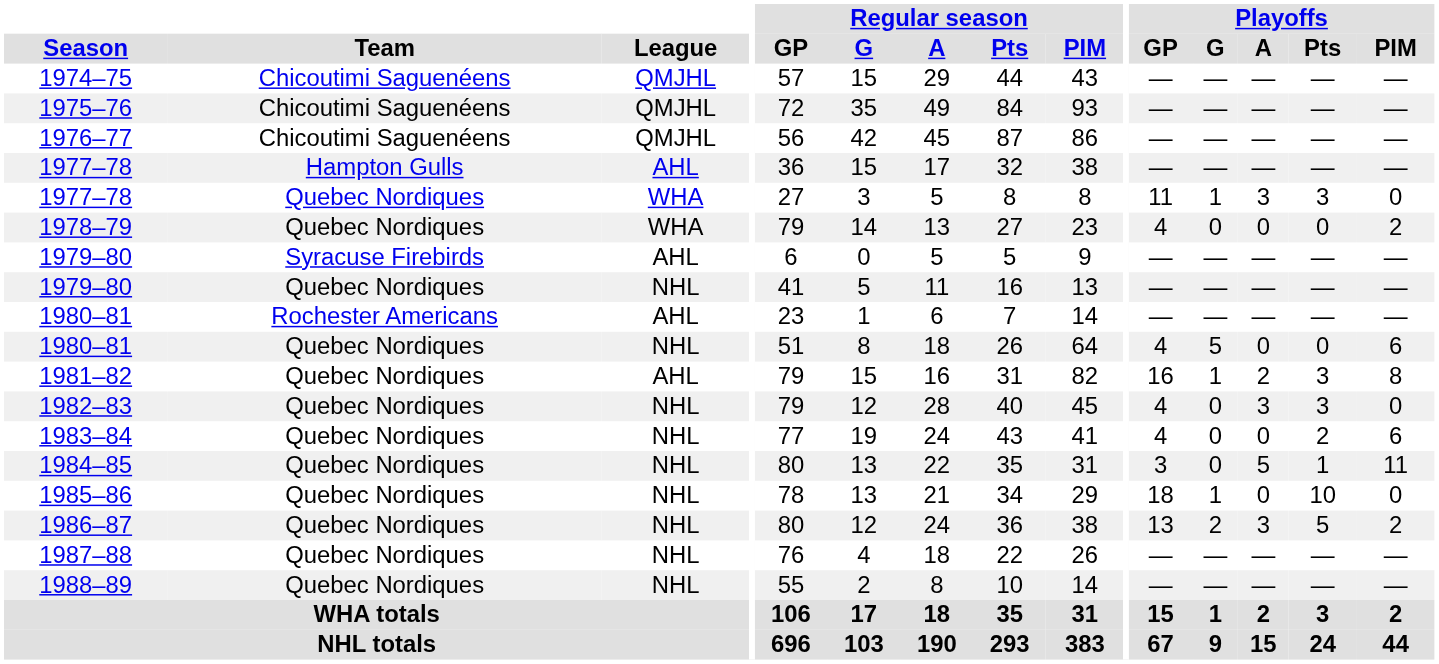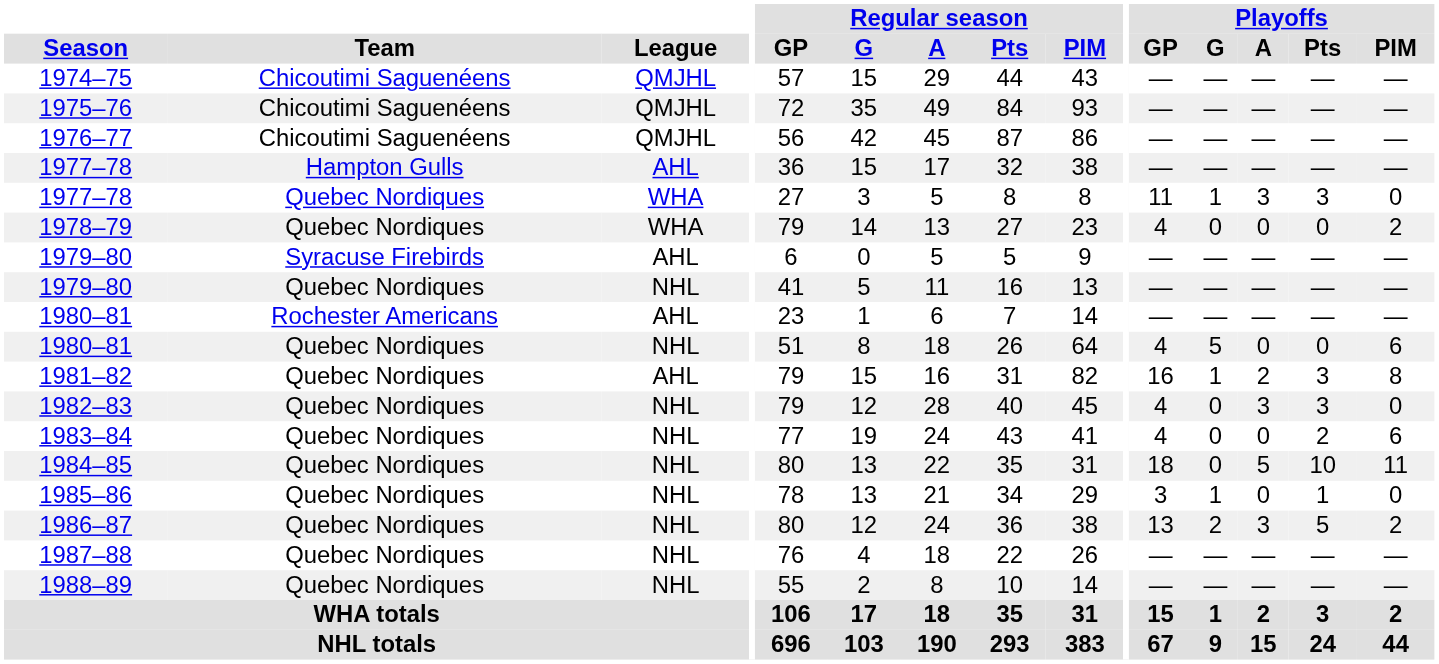(1161, 465) 3 -> (1161, 465) 18
(1323, 465) 1 -> (1323, 465) 10
(1161, 495) 18 -> (1161, 495) 3
(1323, 495) 10 -> (1323, 495) 1
